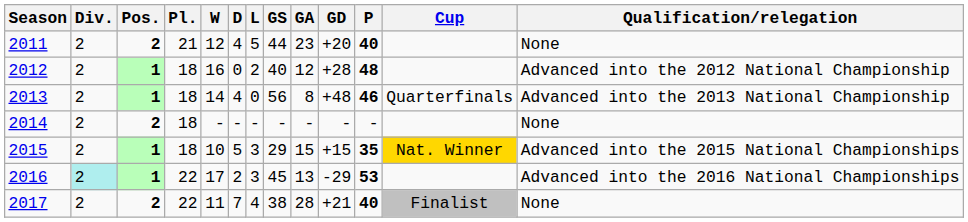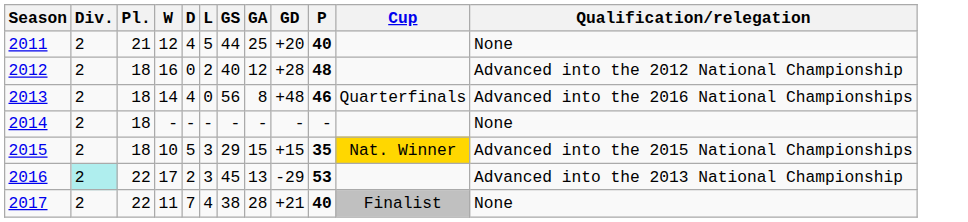- column: (141, 18)
(304, 44) 23 -> (258, 44) 25
(735, 97) Advanced into the 2013 National Championship -> (693, 97) Advanced into the 2016 National Championships
(740, 177) Advanced into the 2016 National Championships -> (689, 177) Advanced into the 2013 National Championship
